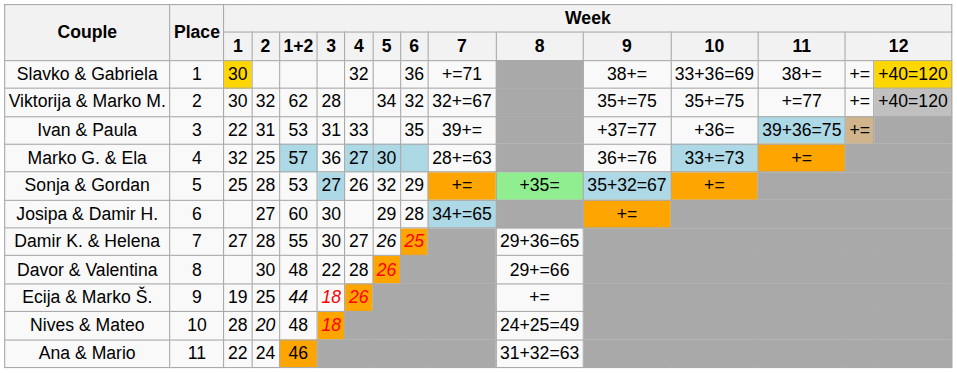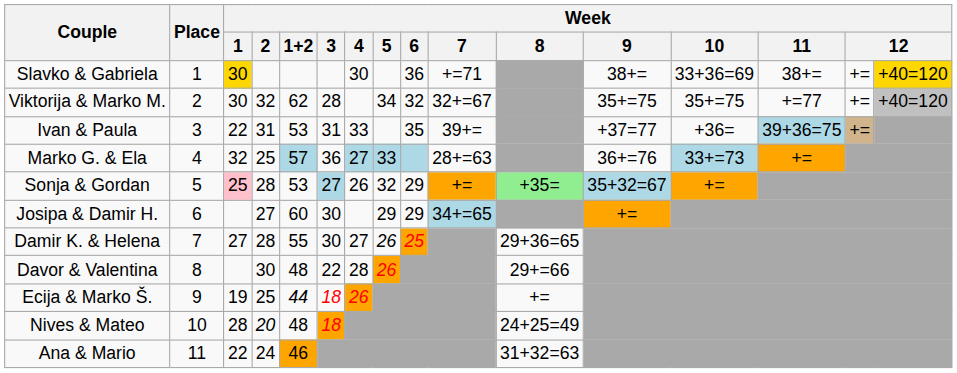(359, 74) 32 -> (359, 74) 30
(387, 158) 30 -> (387, 158) 33
(238, 185) no background -> (238, 185) pink background
(414, 213) 28 -> (414, 213) 29
